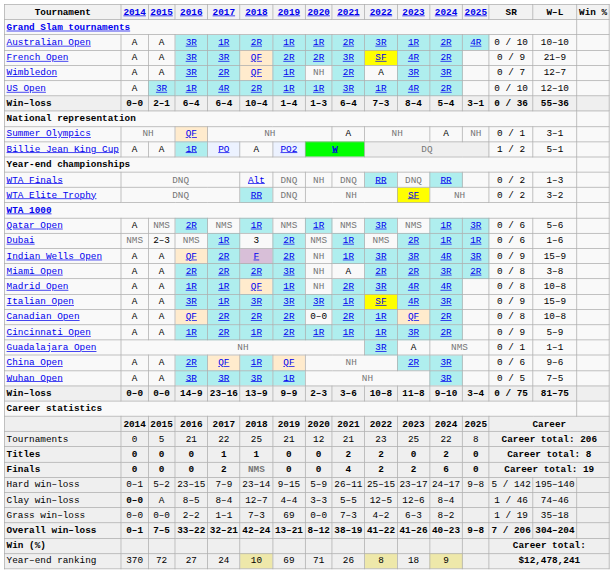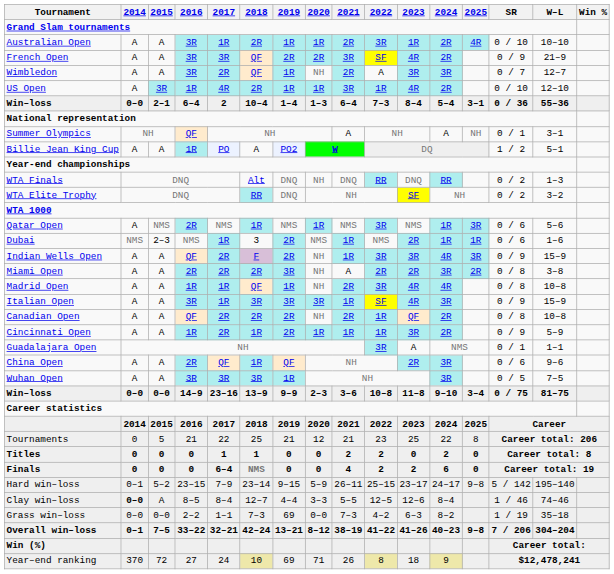(224, 104) 6–4 -> (224, 104) 2
(319, 317) 0–0 -> (319, 317) NH
(224, 470) 2 -> (224, 470) 6–4
